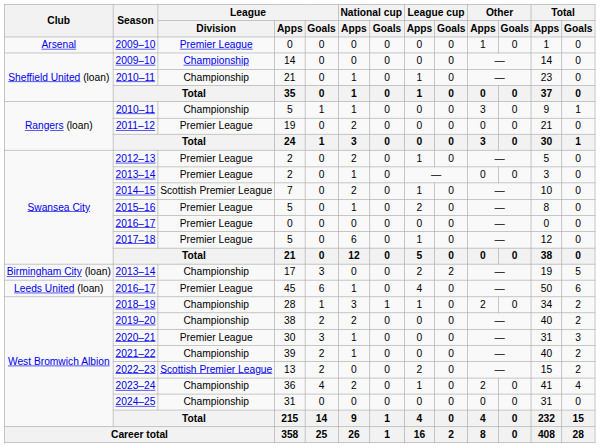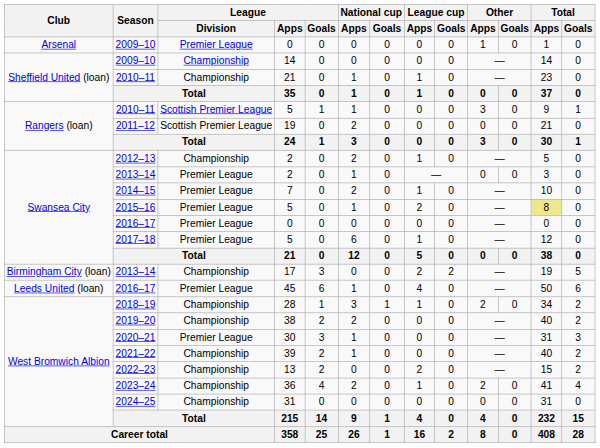(216, 110) Championship -> (216, 110) Scottish Premier League
(216, 126) Premier League -> (216, 126) Scottish Premier League
(216, 158) Premier League -> (216, 158) Championship
(216, 191) Scottish Premier League -> (216, 191) Premier League
(546, 207) no background -> (546, 207) khaki background
(216, 369) Scottish Premier League -> (216, 369) Championship
